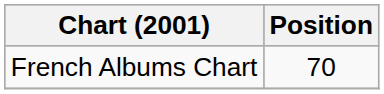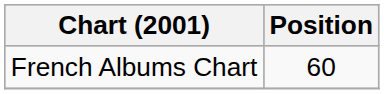(321, 66) 70 -> (321, 66) 60
